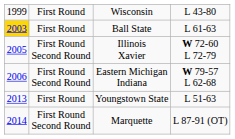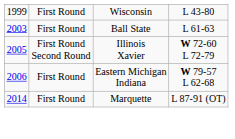(17, 28) gold background -> (17, 28) no background
(61, 77) First Round Second Round -> (61, 77) First Round
- row: (132, 99)
(61, 120) First Round Second Round -> (61, 99) First Round
